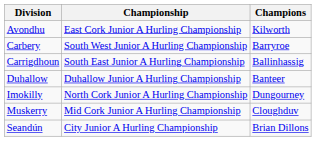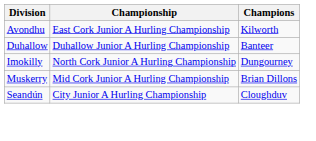- row: (23, 45)
- row: (33, 62)
(275, 111) Cloughduv -> (269, 78) Brian Dillons
(280, 128) Brian Dillons -> (264, 95) Cloughduv
